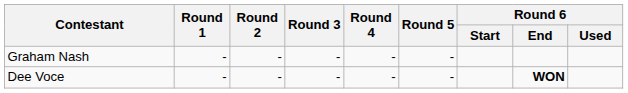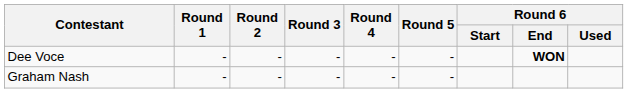rows swapped: (36, 77) <-> (48, 56)
